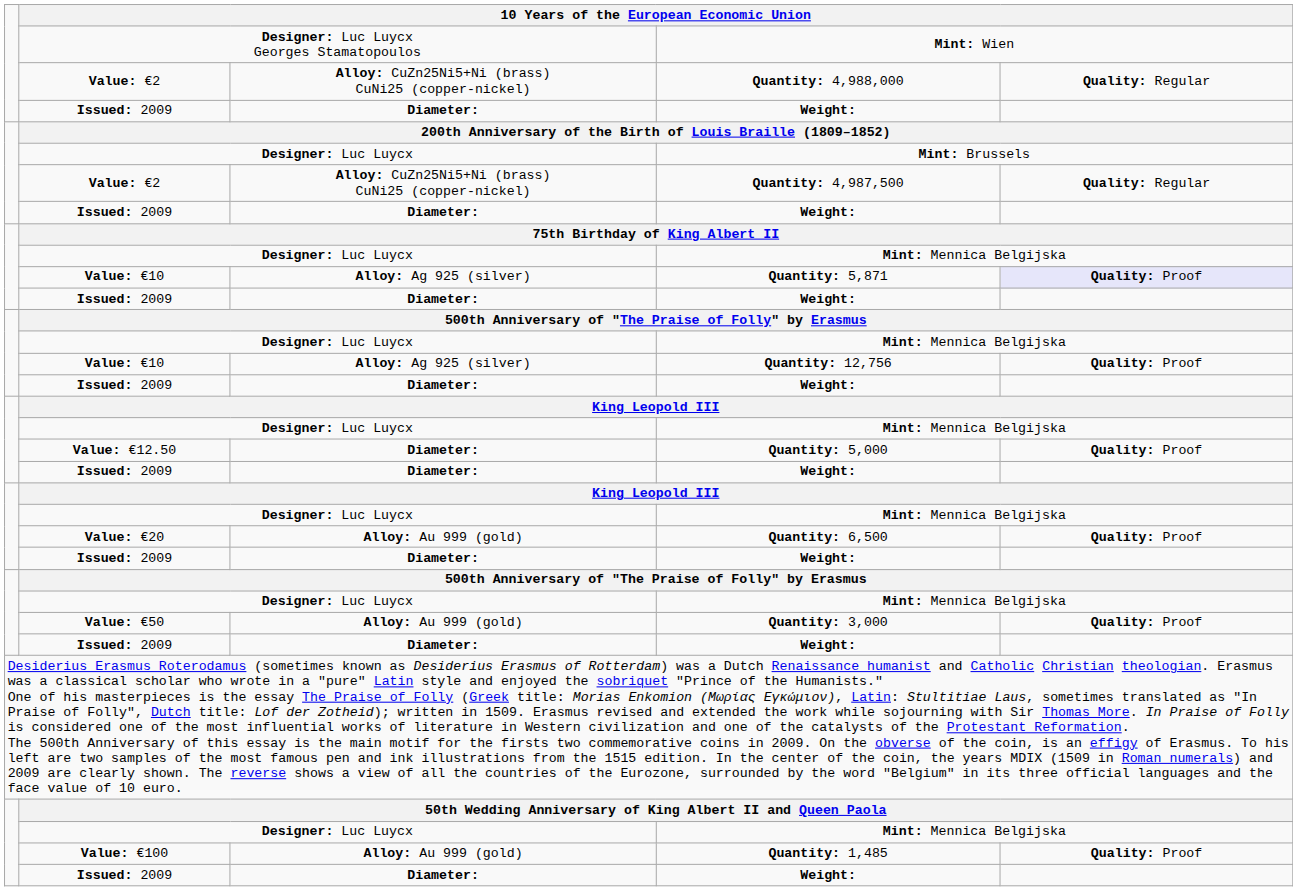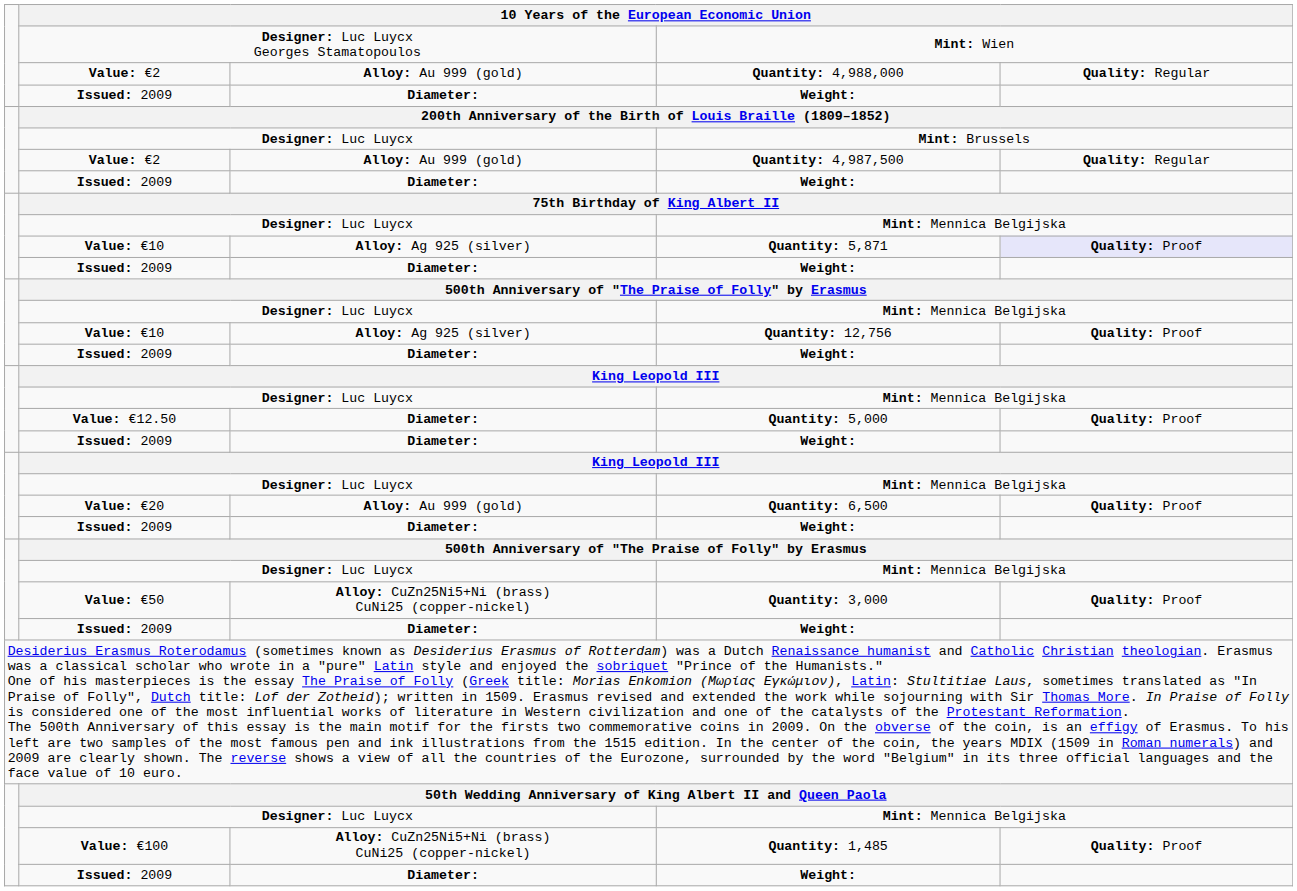(443, 81) Alloy: CuZn25Ni5+Ni (brass) CuNi25 (copper-nickel) -> (443, 74) Alloy: Au 999 (gold)
(443, 183) Alloy: CuZn25Ni5+Ni (brass) CuNi25 (copper-nickel) -> (443, 160) Alloy: Au 999 (gold)
(443, 623) Alloy: Au 999 (gold) -> (443, 600) Alloy: CuZn25Ni5+Ni (brass) CuNi25 (copper-nickel)
(443, 854) Alloy: Au 999 (gold) -> (443, 846) Alloy: CuZn25Ni5+Ni (brass) CuNi25 (copper-nickel)
